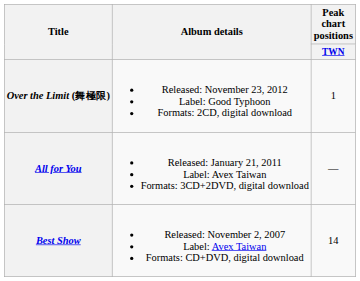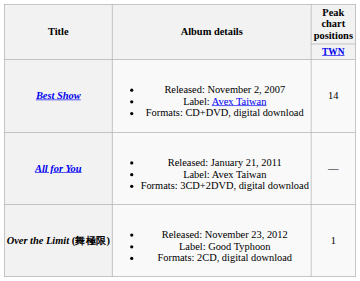rows swapped: (58, 240) <-> (58, 95)
